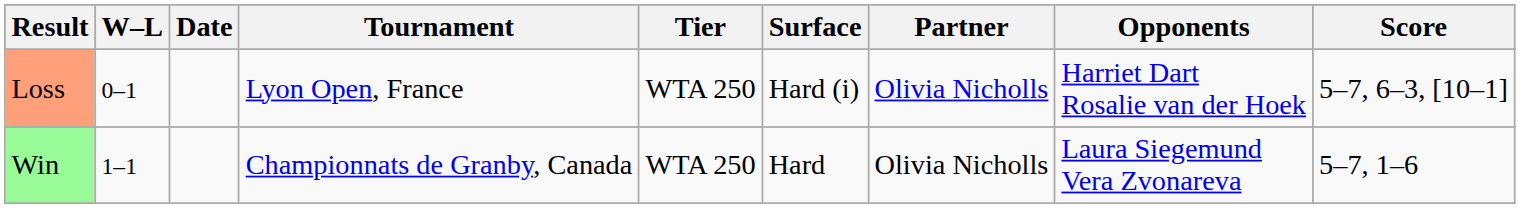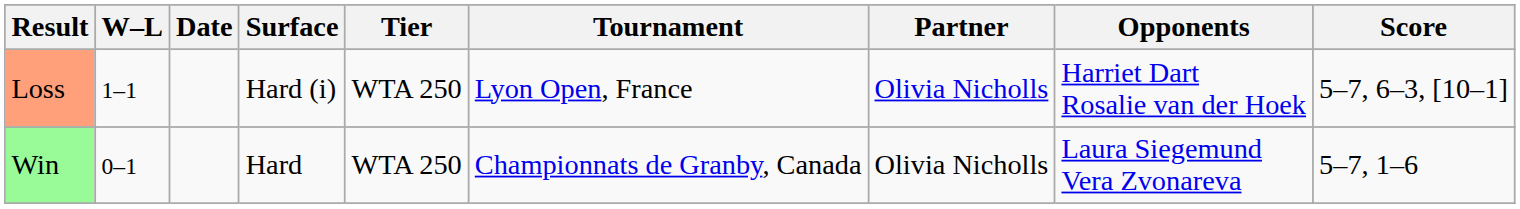columns swapped: (439, 26) <-> (815, 26)
(119, 89) 0–1 -> (119, 89) 1–1
(119, 166) 1–1 -> (119, 166) 0–1
